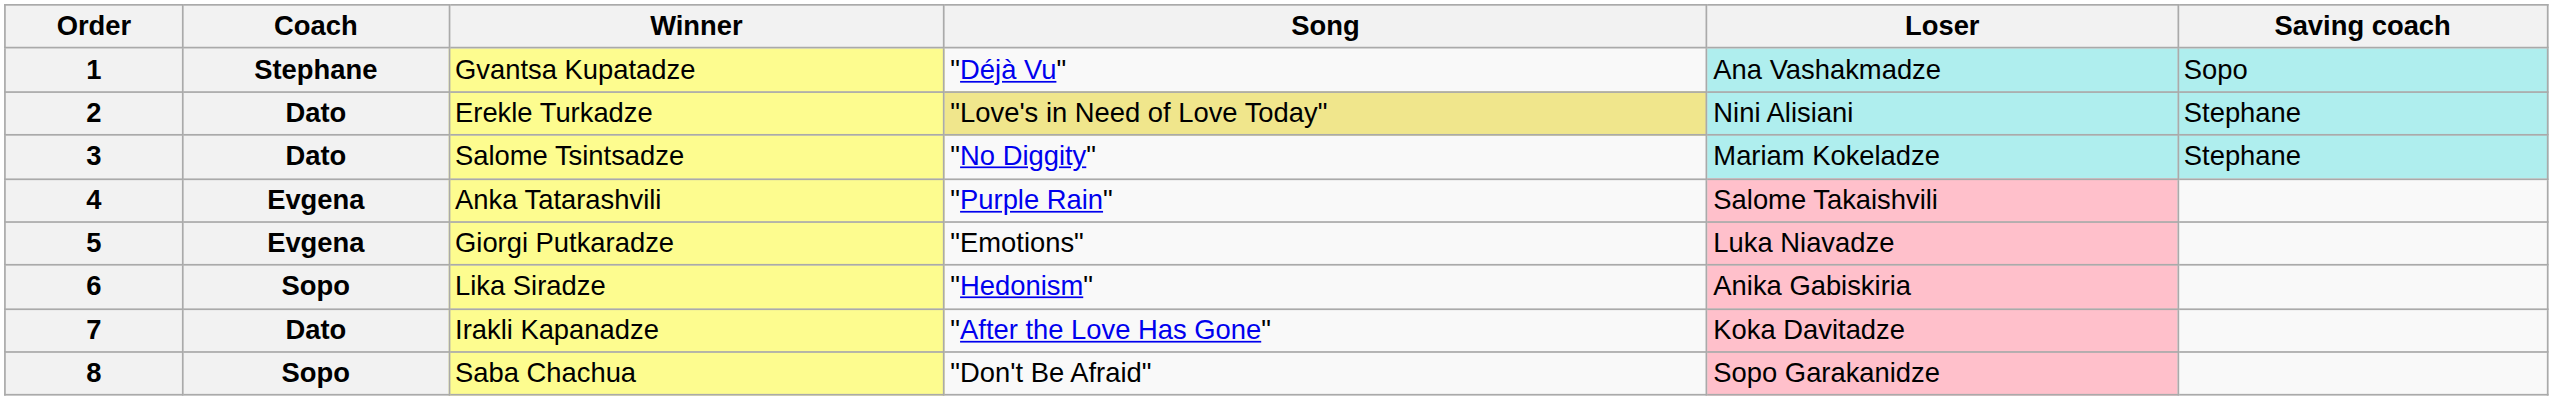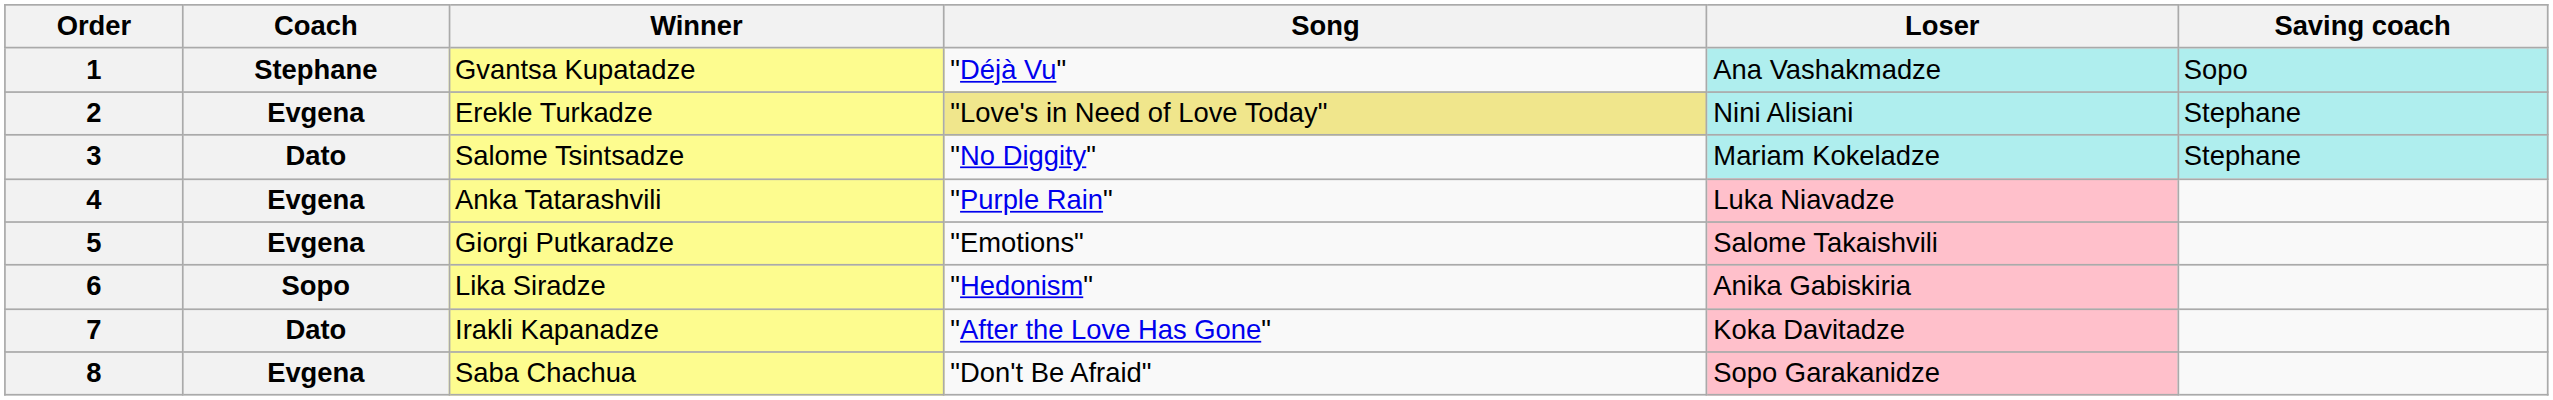(316, 112) Dato -> (316, 112) Evgena
(1826, 199) Salome Takaishvili -> (1804, 199) Luka Niavadze
(1804, 243) Luka Niavadze -> (1826, 243) Salome Takaishvili
(316, 373) Sopo -> (316, 373) Evgena
